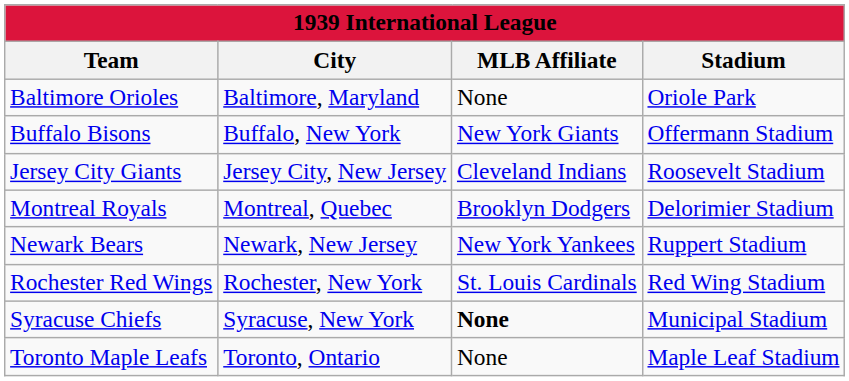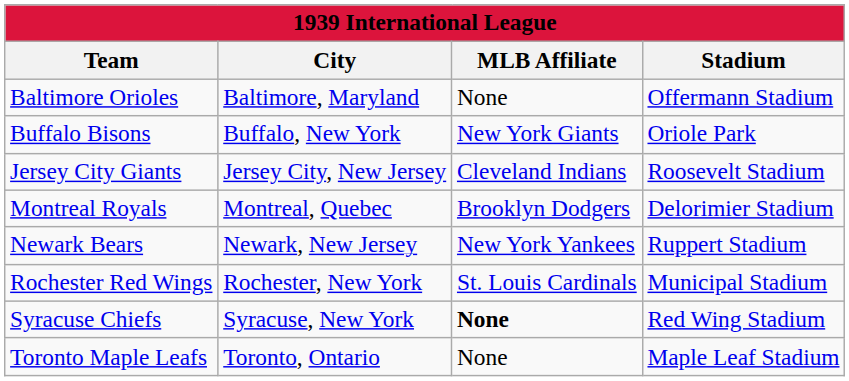(702, 97) Oriole Park -> (740, 97) Offermann Stadium
(740, 134) Offermann Stadium -> (702, 134) Oriole Park
(736, 282) Red Wing Stadium -> (737, 282) Municipal Stadium
(737, 319) Municipal Stadium -> (736, 319) Red Wing Stadium
